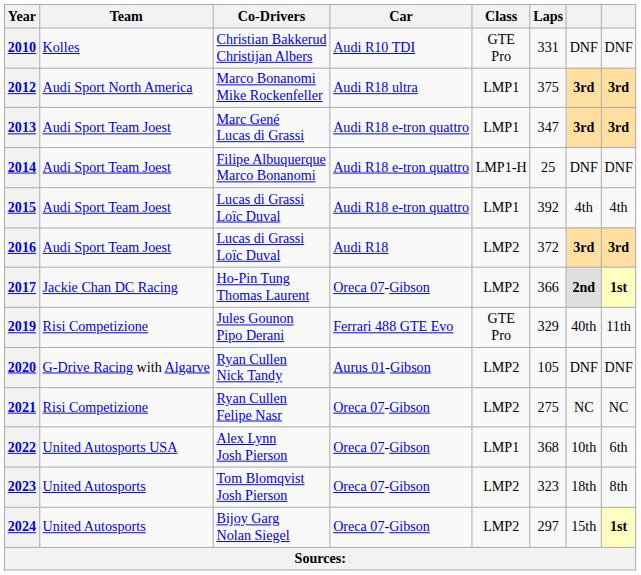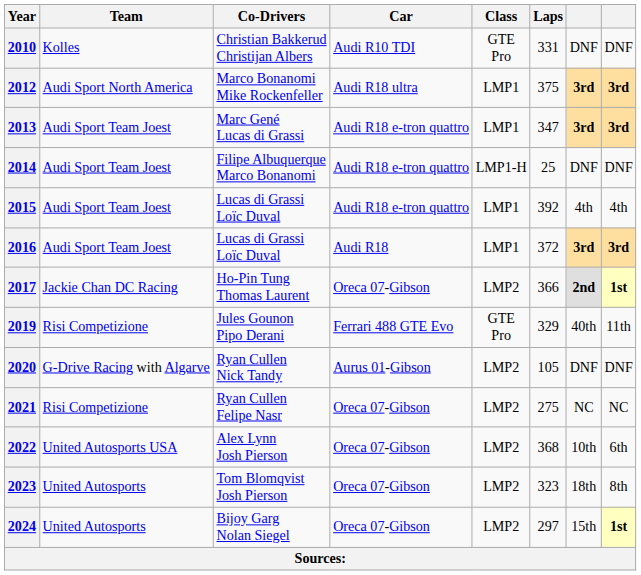(501, 247) LMP2 -> (501, 247) LMP1
(501, 447) LMP1 -> (501, 447) LMP2
